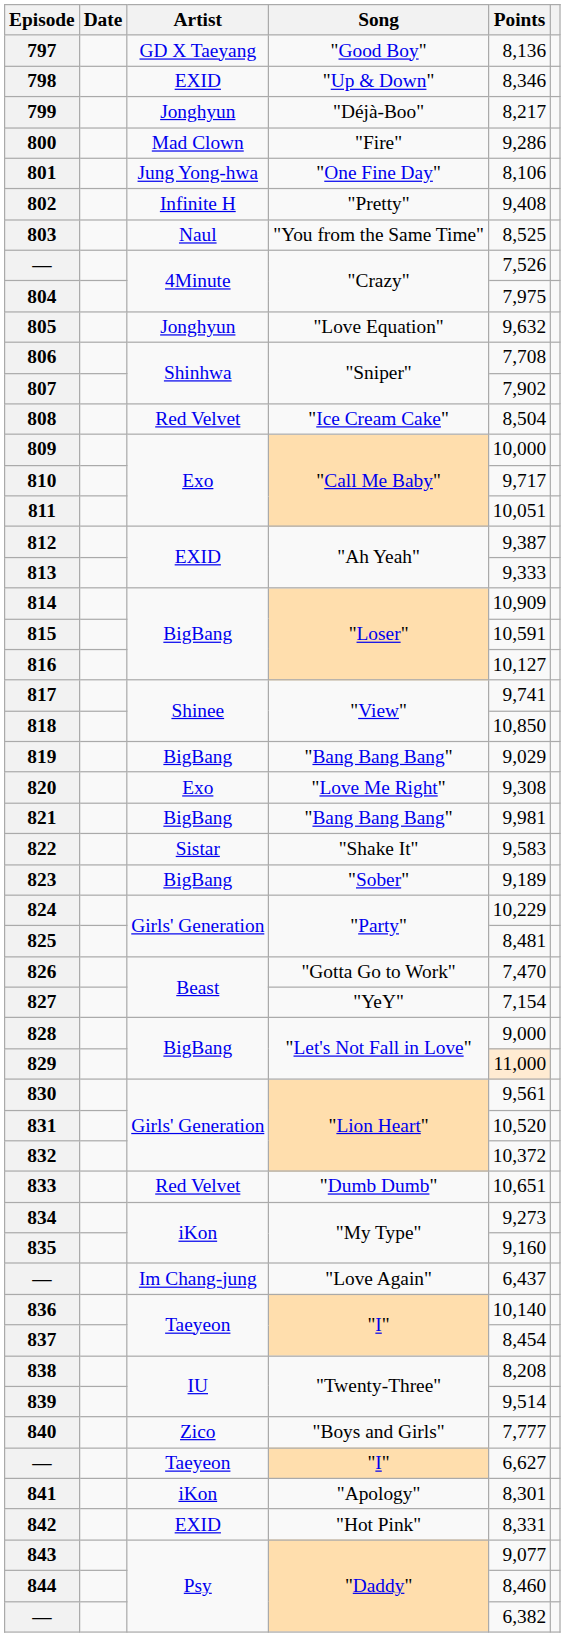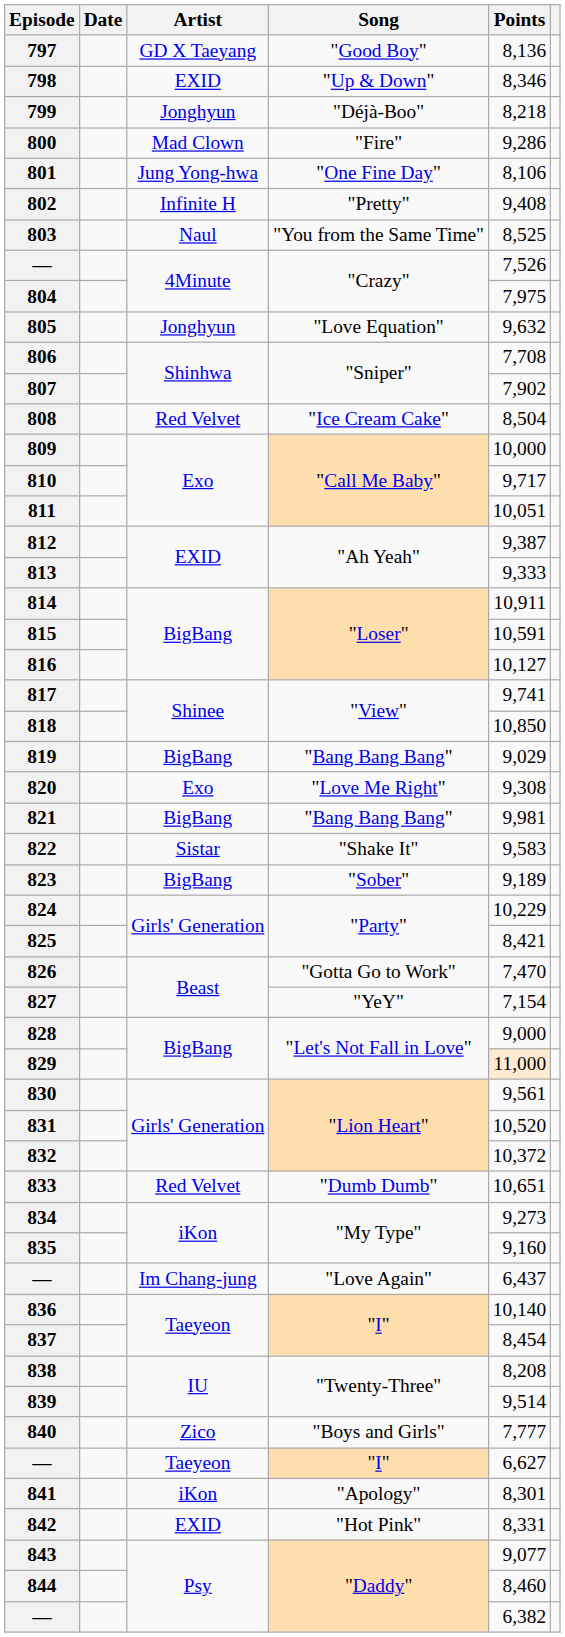(524, 111) 8,217 -> (524, 111) 8,218
(519, 603) 10,909 -> (520, 603) 10,911
(524, 940) 8,481 -> (524, 940) 8,421
